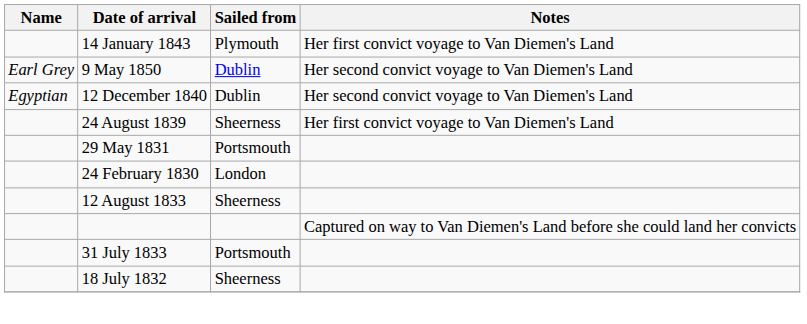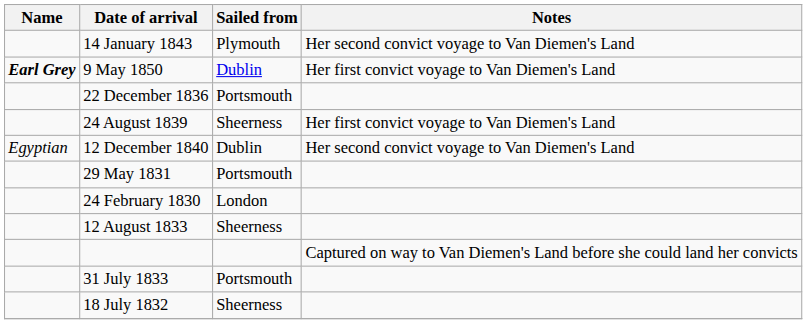(459, 43) Her first convict voyage to Van Diemen's Land -> (470, 43) Her second convict voyage to Van Diemen's Land
(41, 69) normal -> (42, 69) bold
(468, 69) Her second convict voyage to Van Diemen's Land -> (460, 69) Her first convict voyage to Van Diemen's Land
+ row: (146, 95)
rows swapped: (134, 122) <-> (144, 95)
